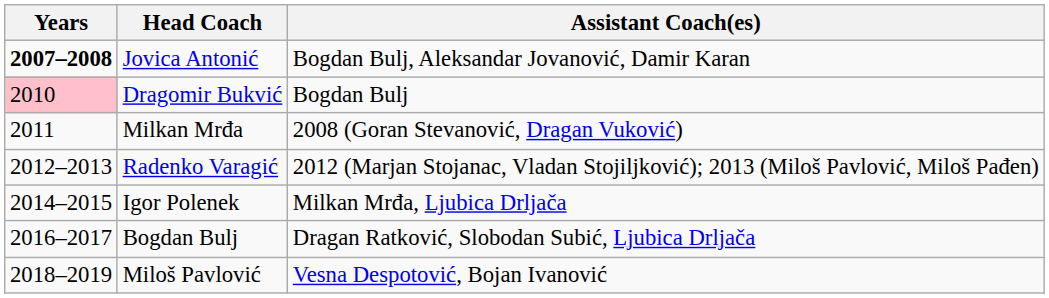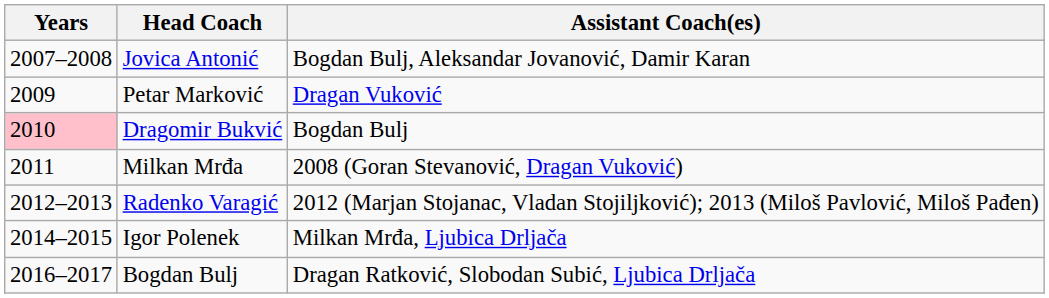(61, 58) bold -> (61, 58) normal
+ row: (193, 94)
- row: (192, 274)
